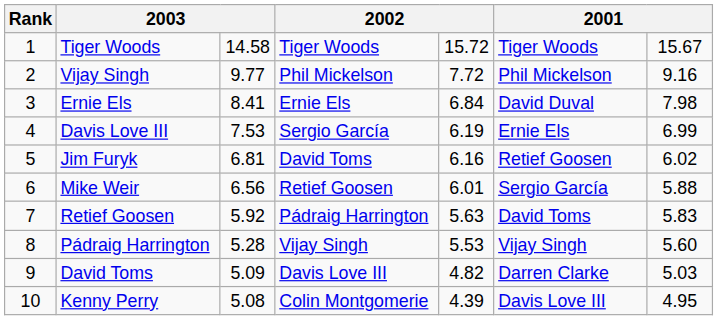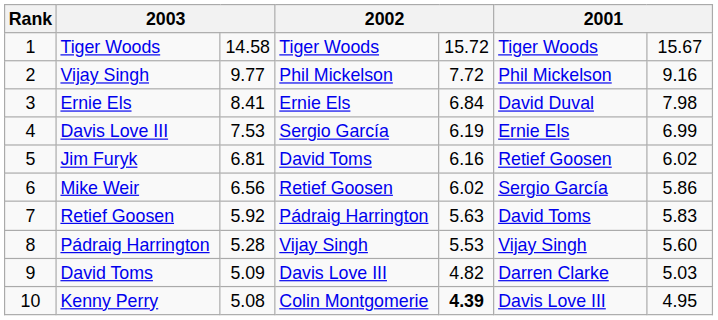(467, 188) 6.01 -> (467, 188) 6.02
(680, 188) 5.88 -> (680, 188) 5.86
(467, 300) normal -> (467, 300) bold
